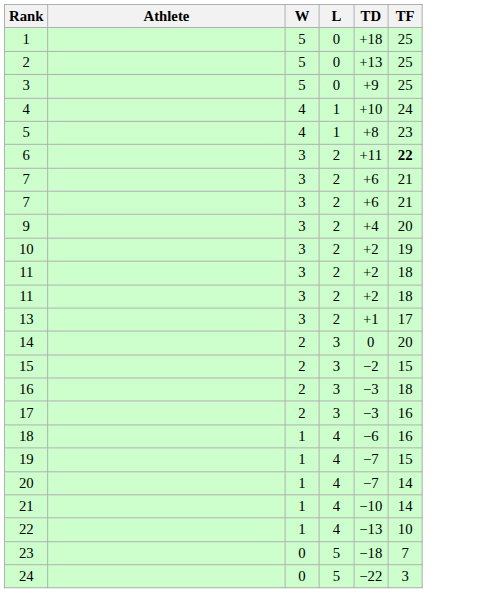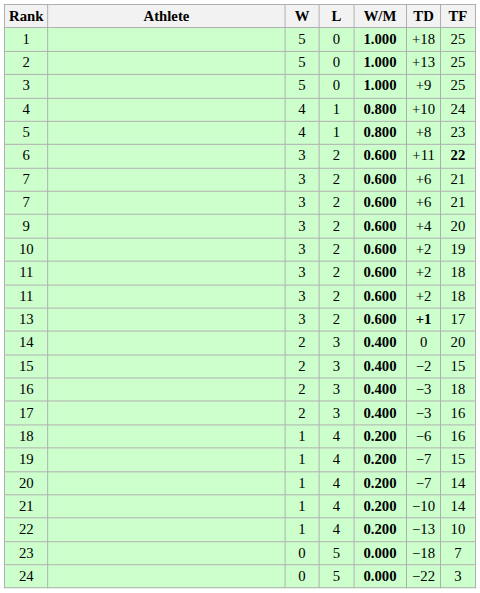+ column: (380, 16)
(371, 319) normal -> (424, 319) bold
